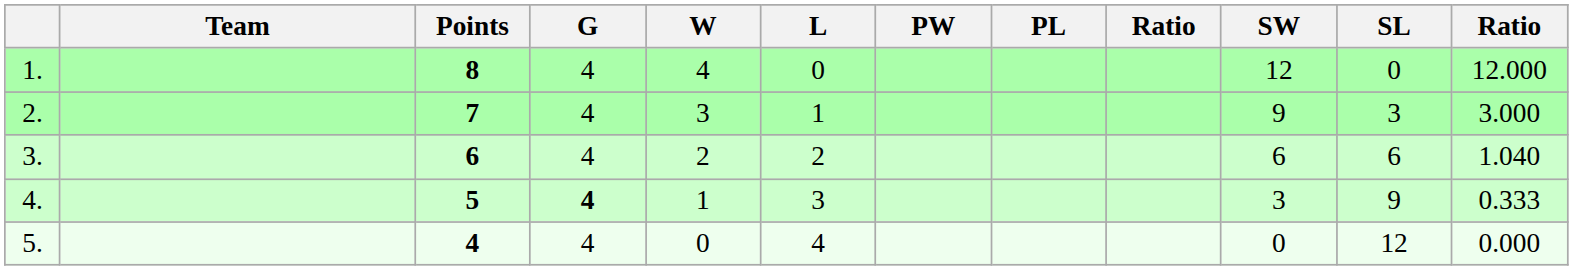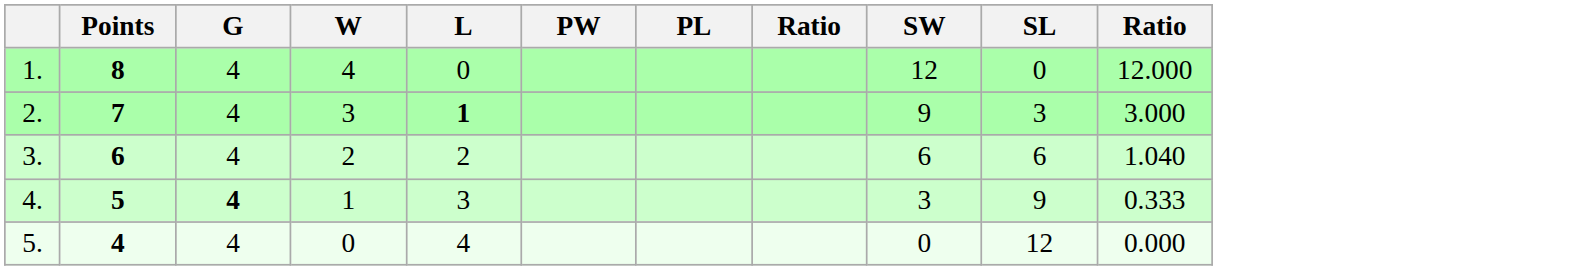- column: (238, 26)
(818, 112) normal -> (463, 112) bold
